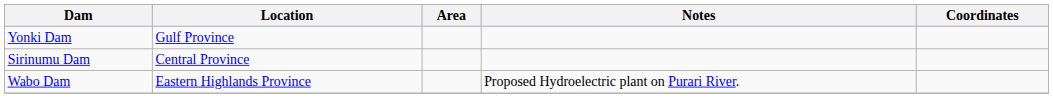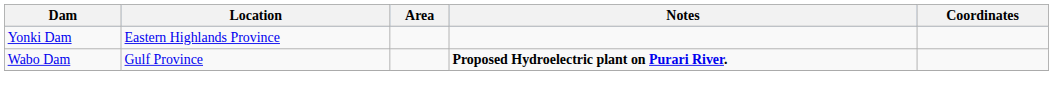(195, 37) Gulf Province -> (202, 37) Eastern Highlands Province
- row: (49, 59)
(233, 81) Eastern Highlands Province -> (164, 59) Gulf Province
(612, 81) normal -> (590, 59) bold
